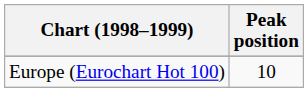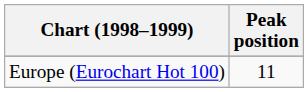(266, 71) 10 -> (266, 71) 11
